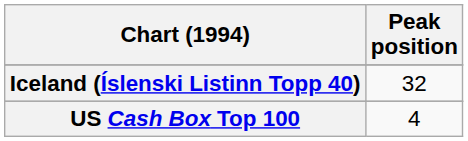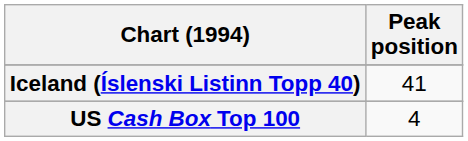(414, 82) 32 -> (414, 82) 41
